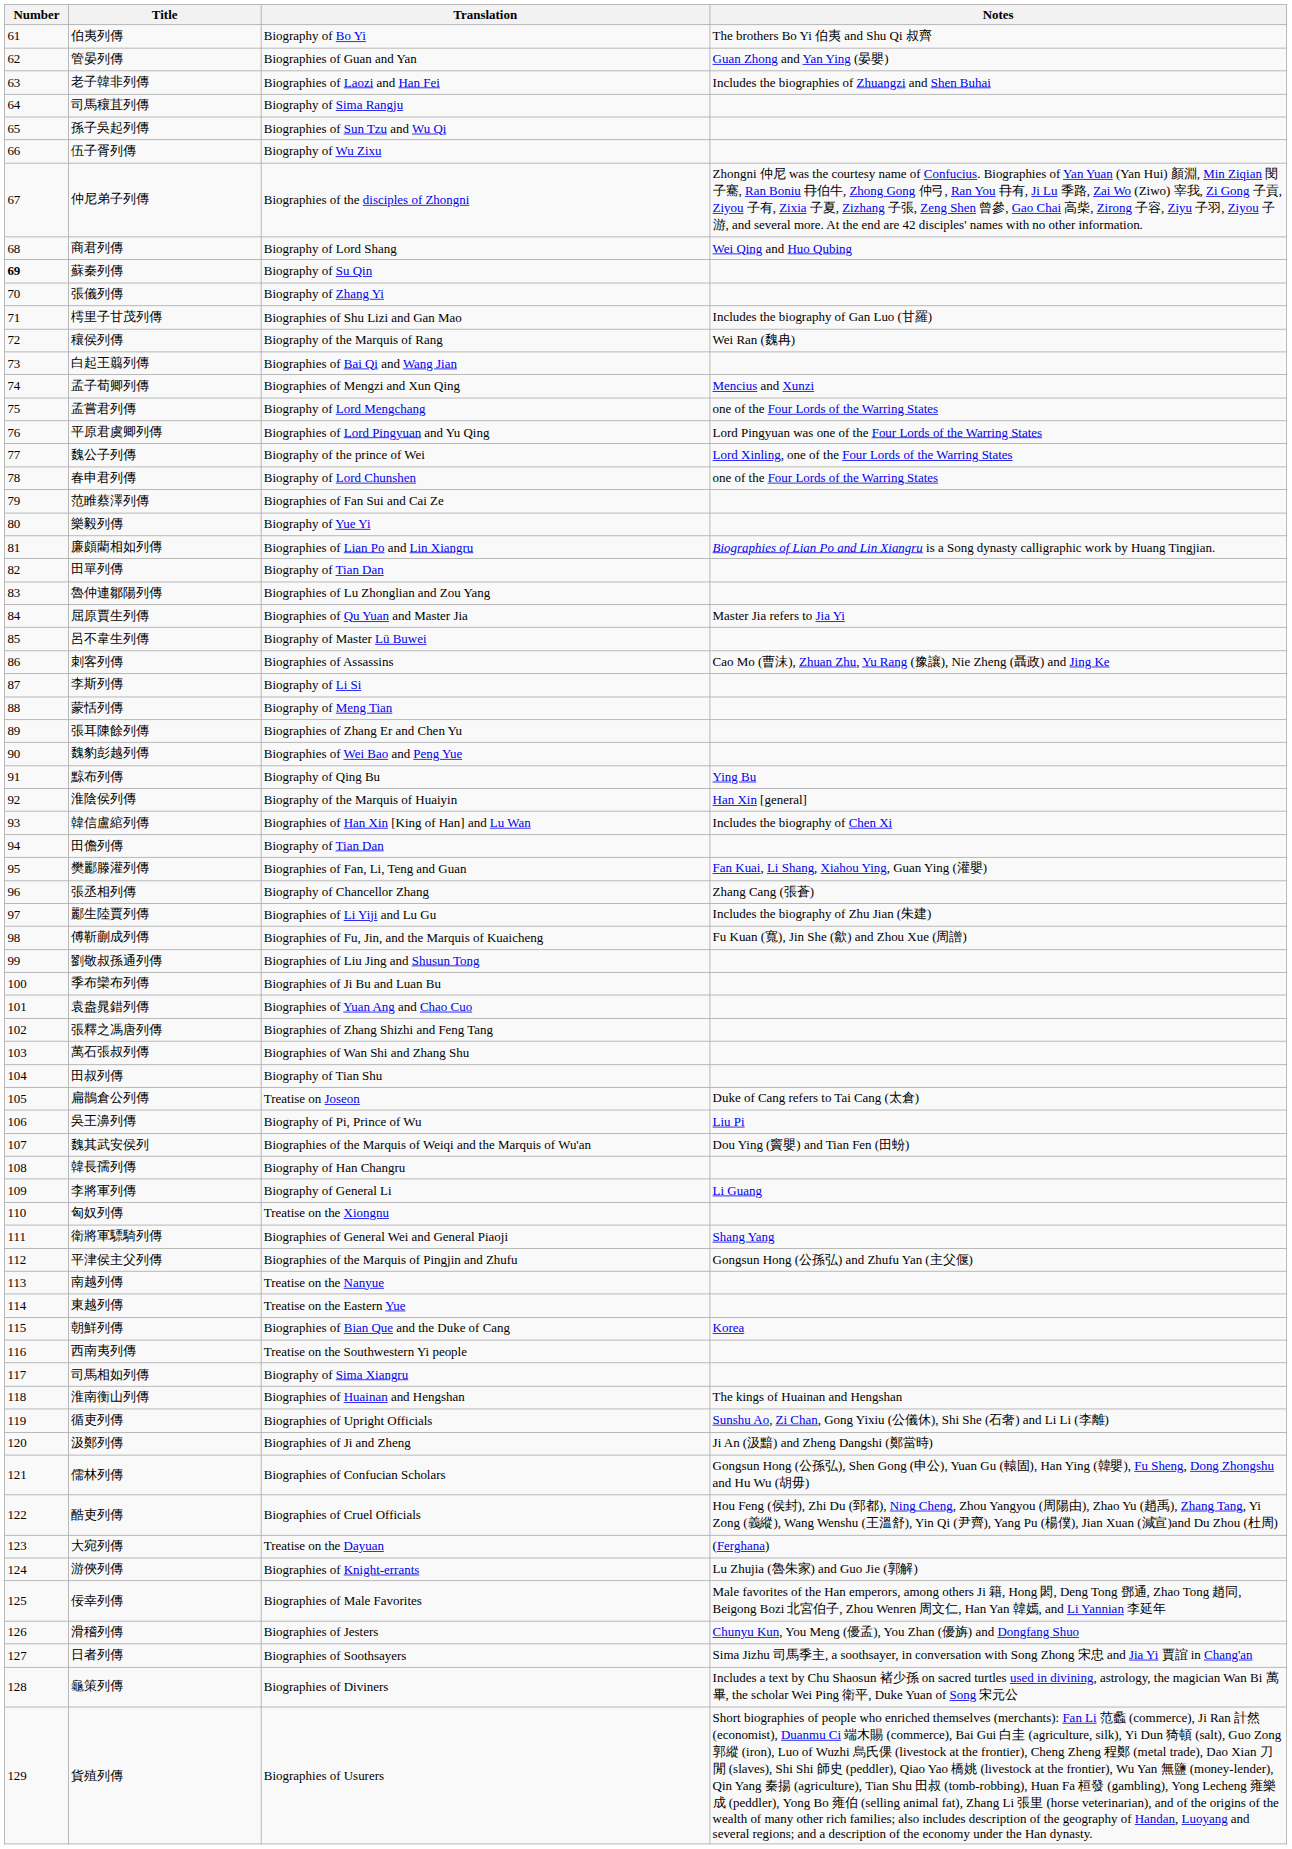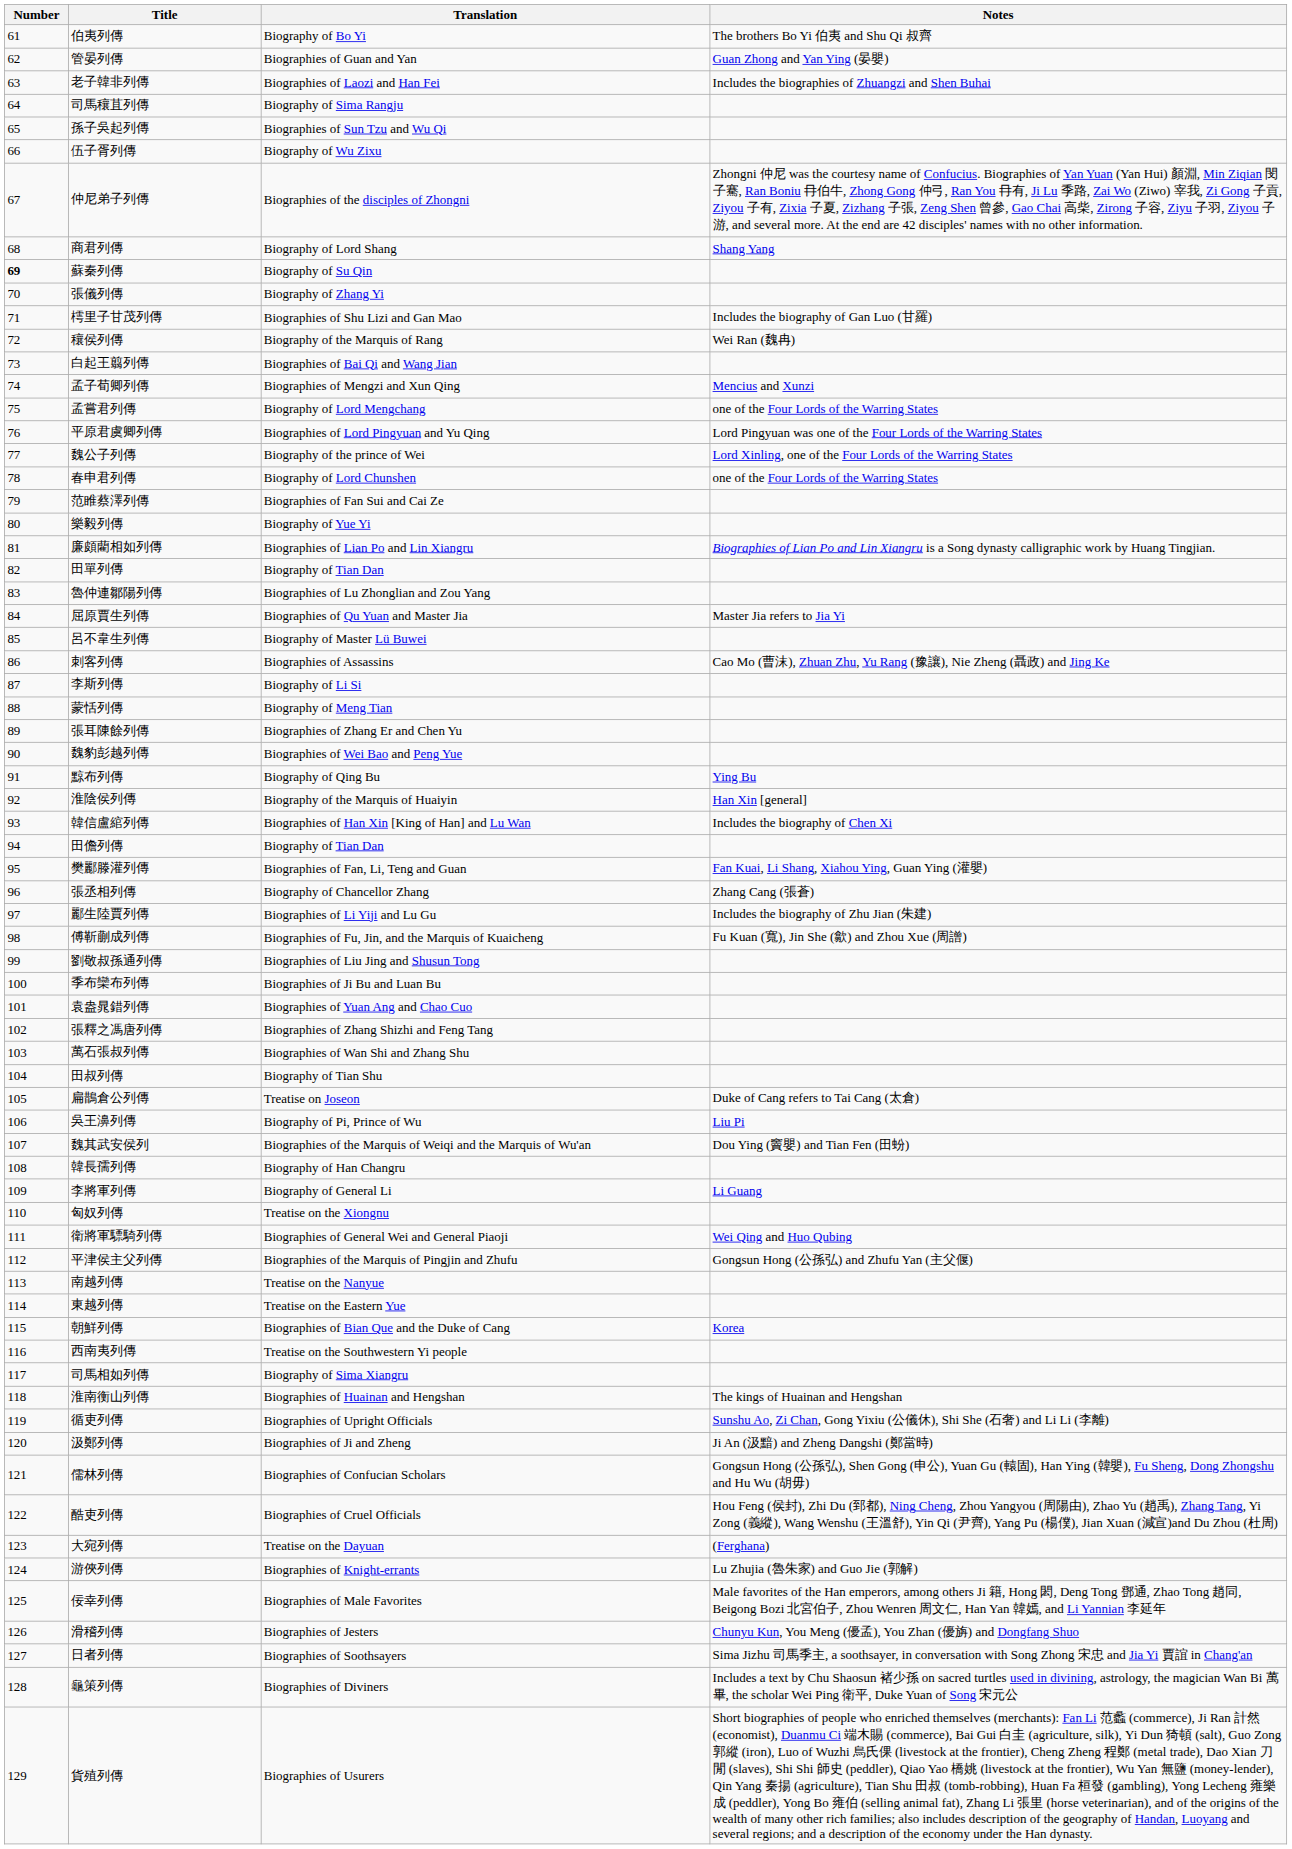(782, 248) Wei Qing and Huo Qubing -> (744, 248) Shang Yang
(744, 1236) Shang Yang -> (782, 1236) Wei Qing and Huo Qubing
